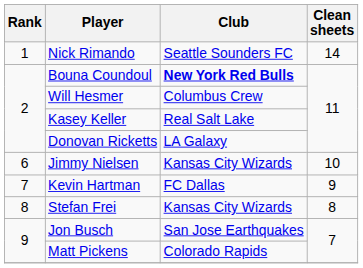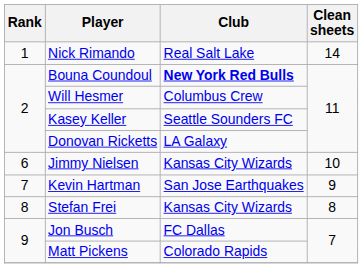(228, 53) Seattle Sounders FC -> (209, 53) Real Salt Lake
(209, 119) Real Salt Lake -> (228, 119) Seattle Sounders FC
(194, 185) FC Dallas -> (234, 185) San Jose Earthquakes
(234, 229) San Jose Earthquakes -> (194, 229) FC Dallas
